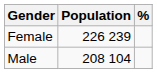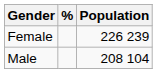columns swapped: (96, 15) <-> (143, 15)
